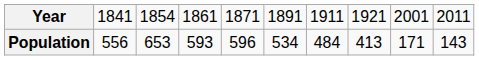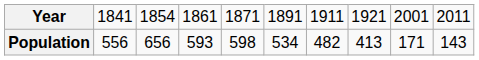(157, 42) 653 -> (157, 42) 656
(243, 42) 596 -> (243, 42) 598
(327, 42) 484 -> (327, 42) 482
